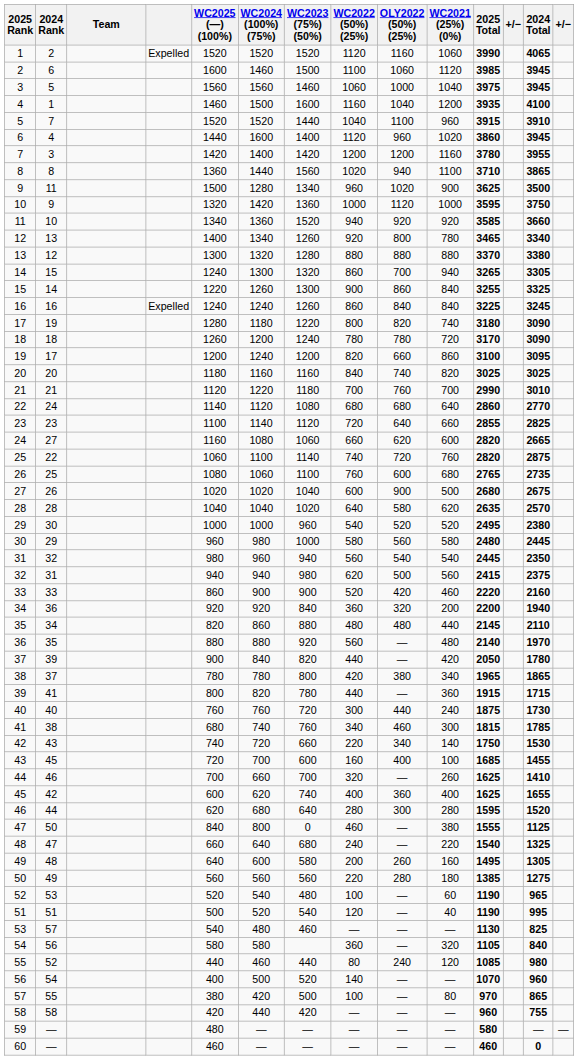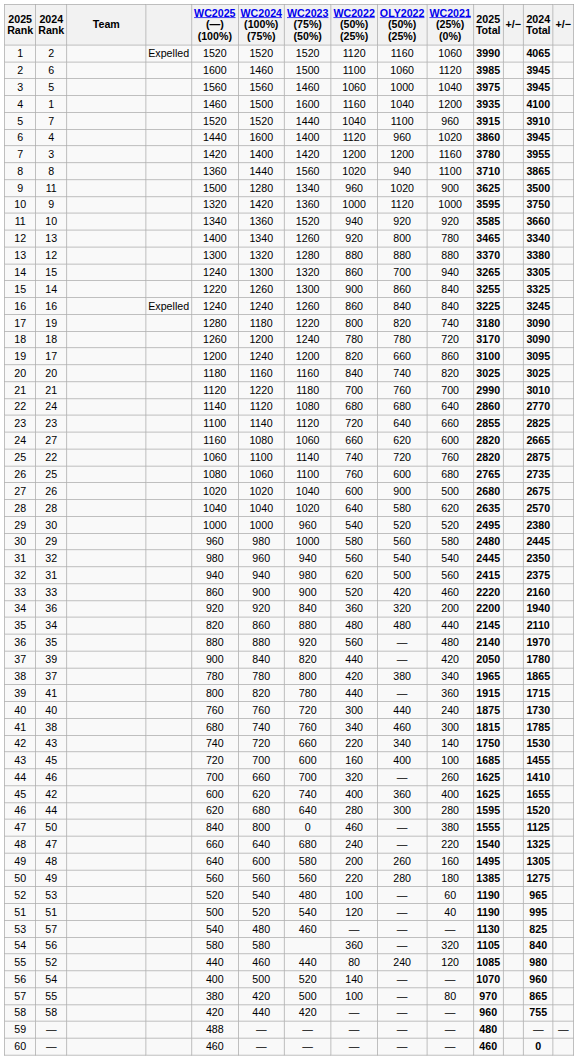(215, 1030) 480 -> (215, 1030) 488
(488, 1030) 580 -> (488, 1030) 480
